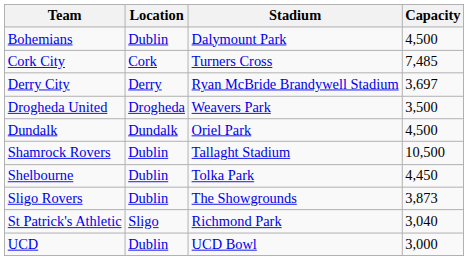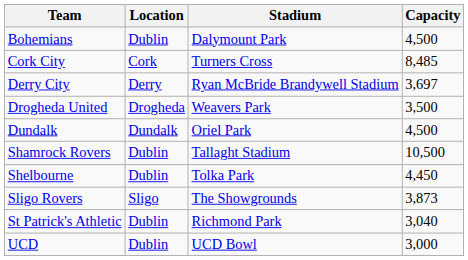(421, 61) 7,485 -> (421, 61) 8,485
(148, 198) Dublin -> (143, 198) Sligo
(143, 221) Sligo -> (148, 221) Dublin
